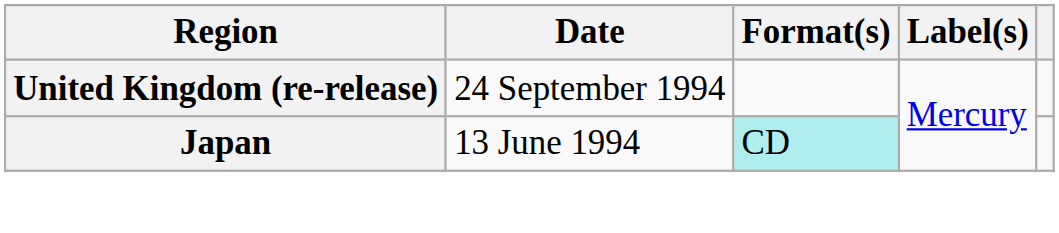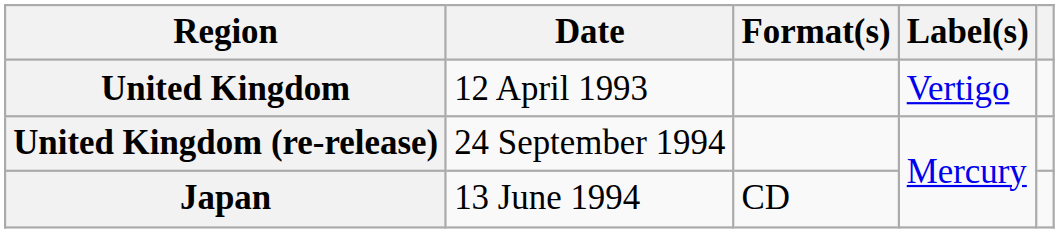+ row: (226, 87)
(766, 142) paleturquoise background -> (766, 198) no background
